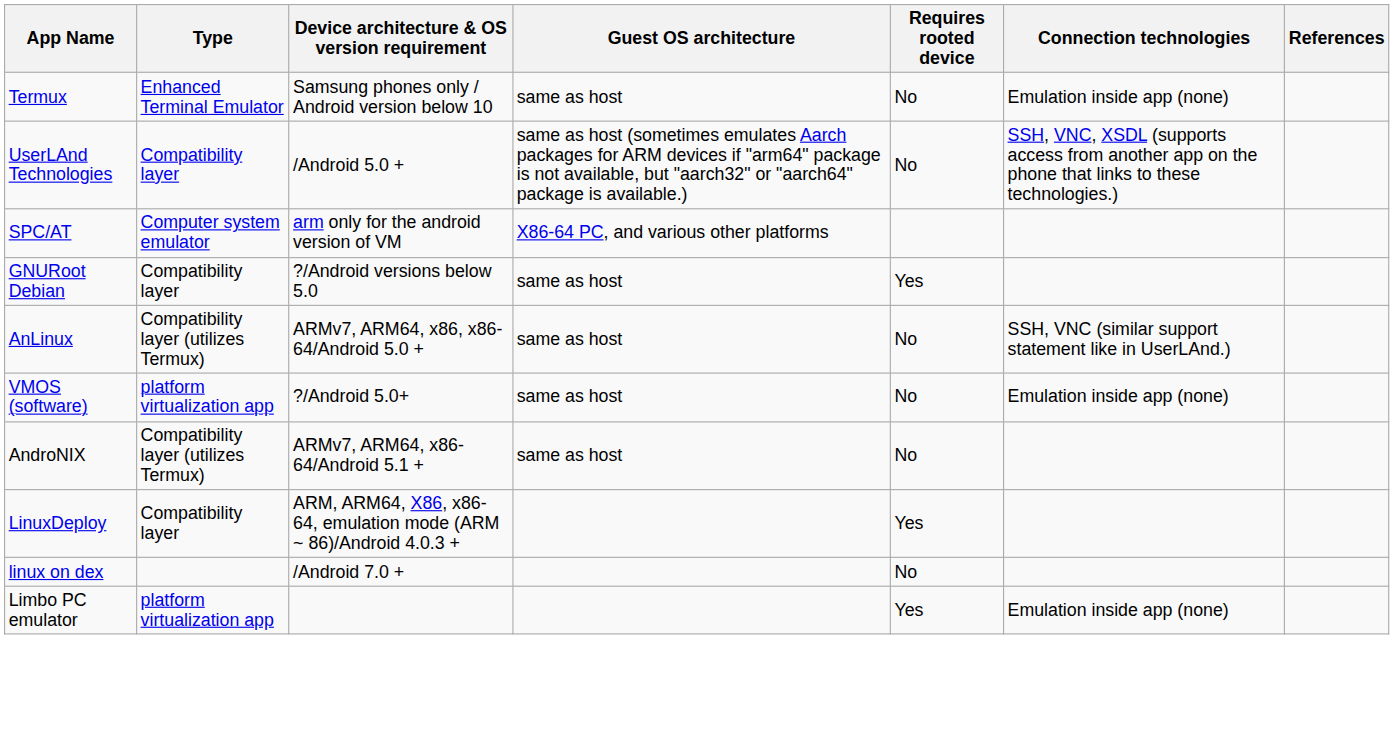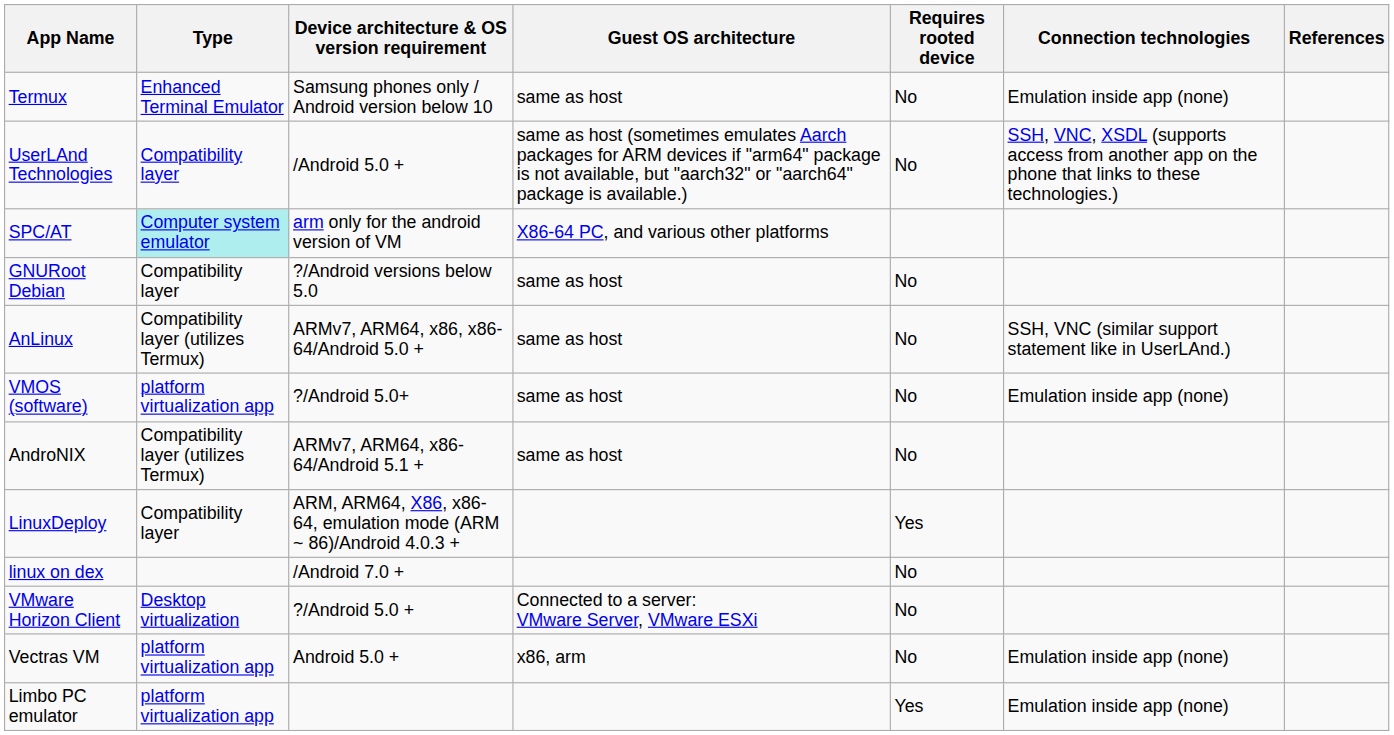(210, 232) no background -> (210, 232) paleturquoise background
(909, 281) Yes -> (906, 281) No
+ row: (64, 609)
+ row: (54, 658)
